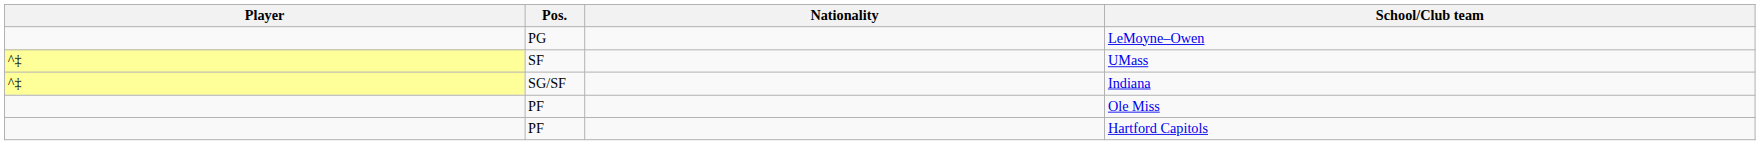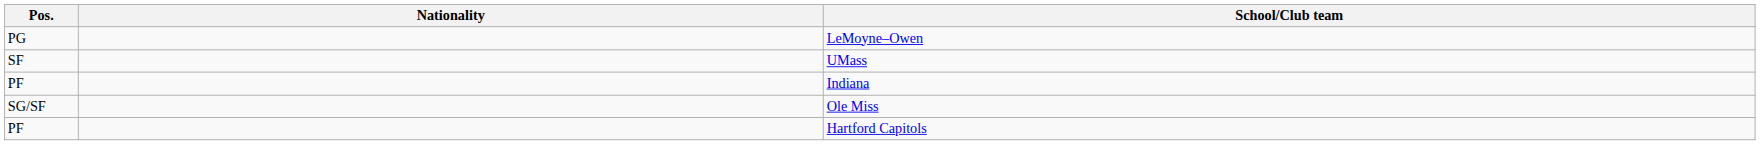- column: (265, 15)
(547, 83) SG/SF -> (16, 83) PF
(536, 106) PF -> (27, 106) SG/SF
